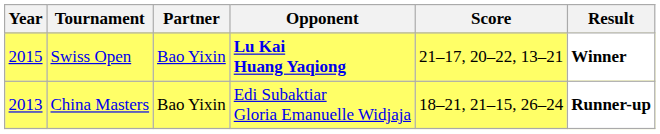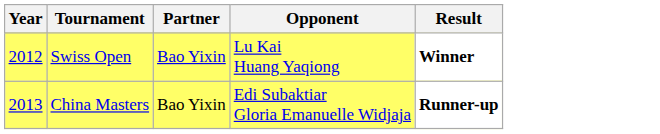- column: (491, 18)
(26, 56) 2015 -> (26, 56) 2012
(290, 56) bold -> (287, 56) normal
